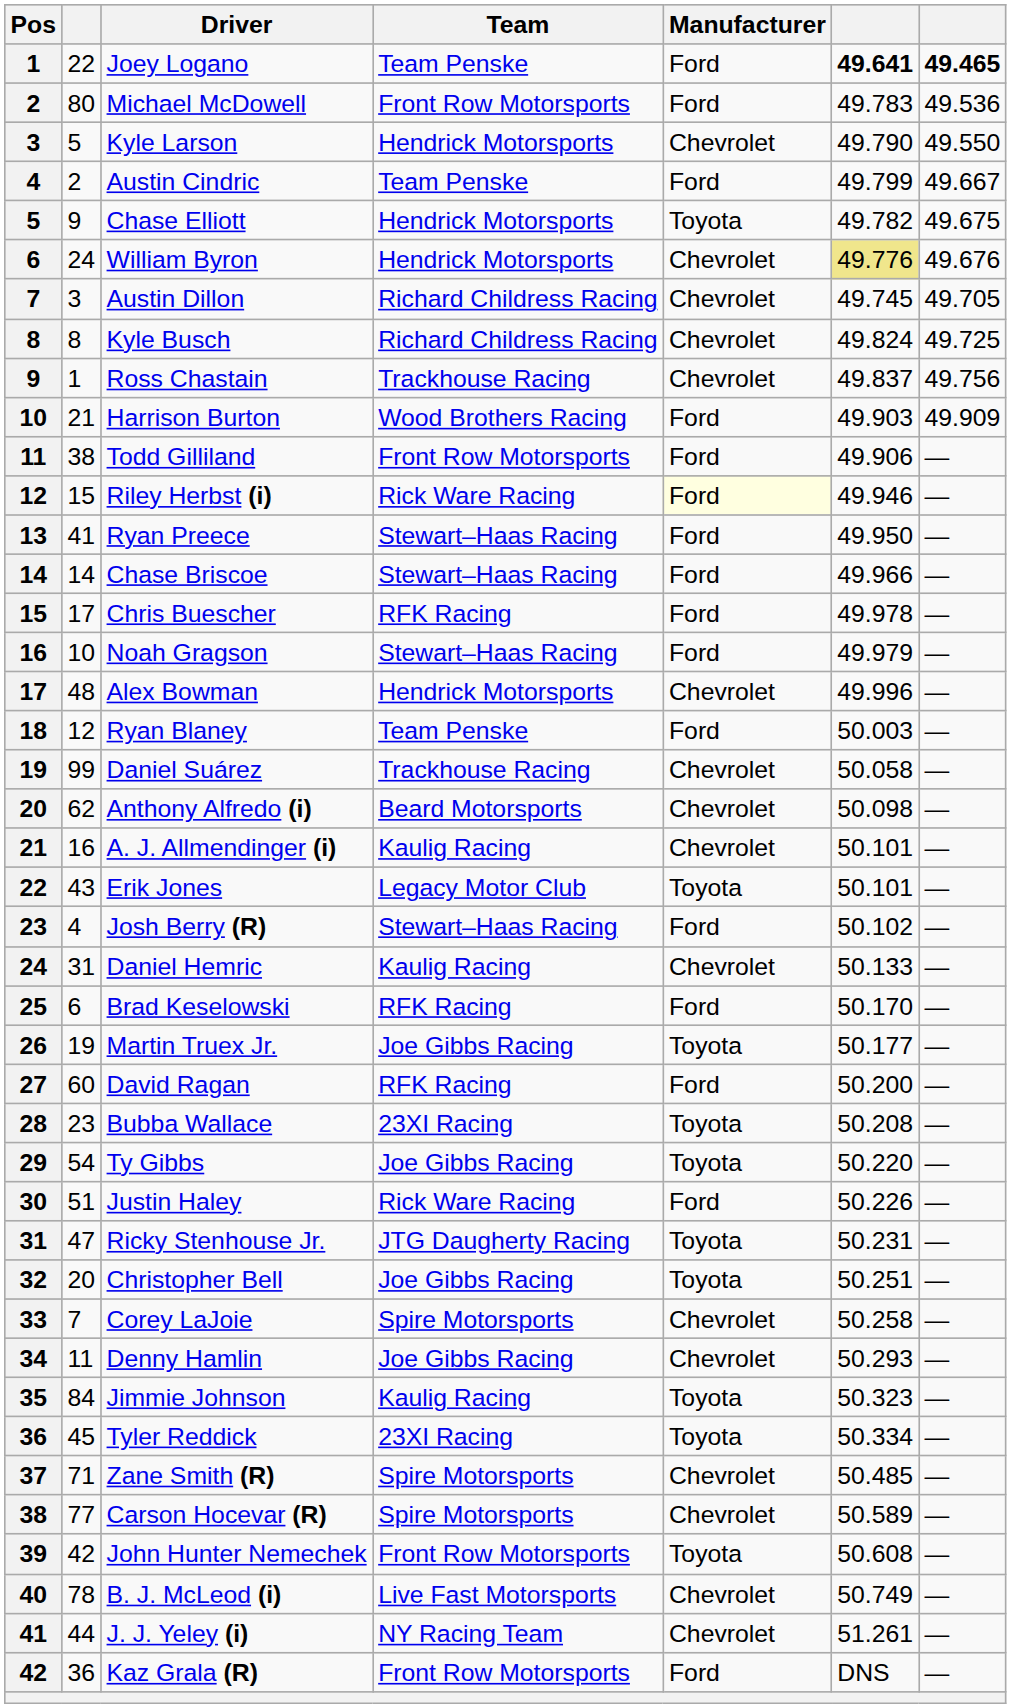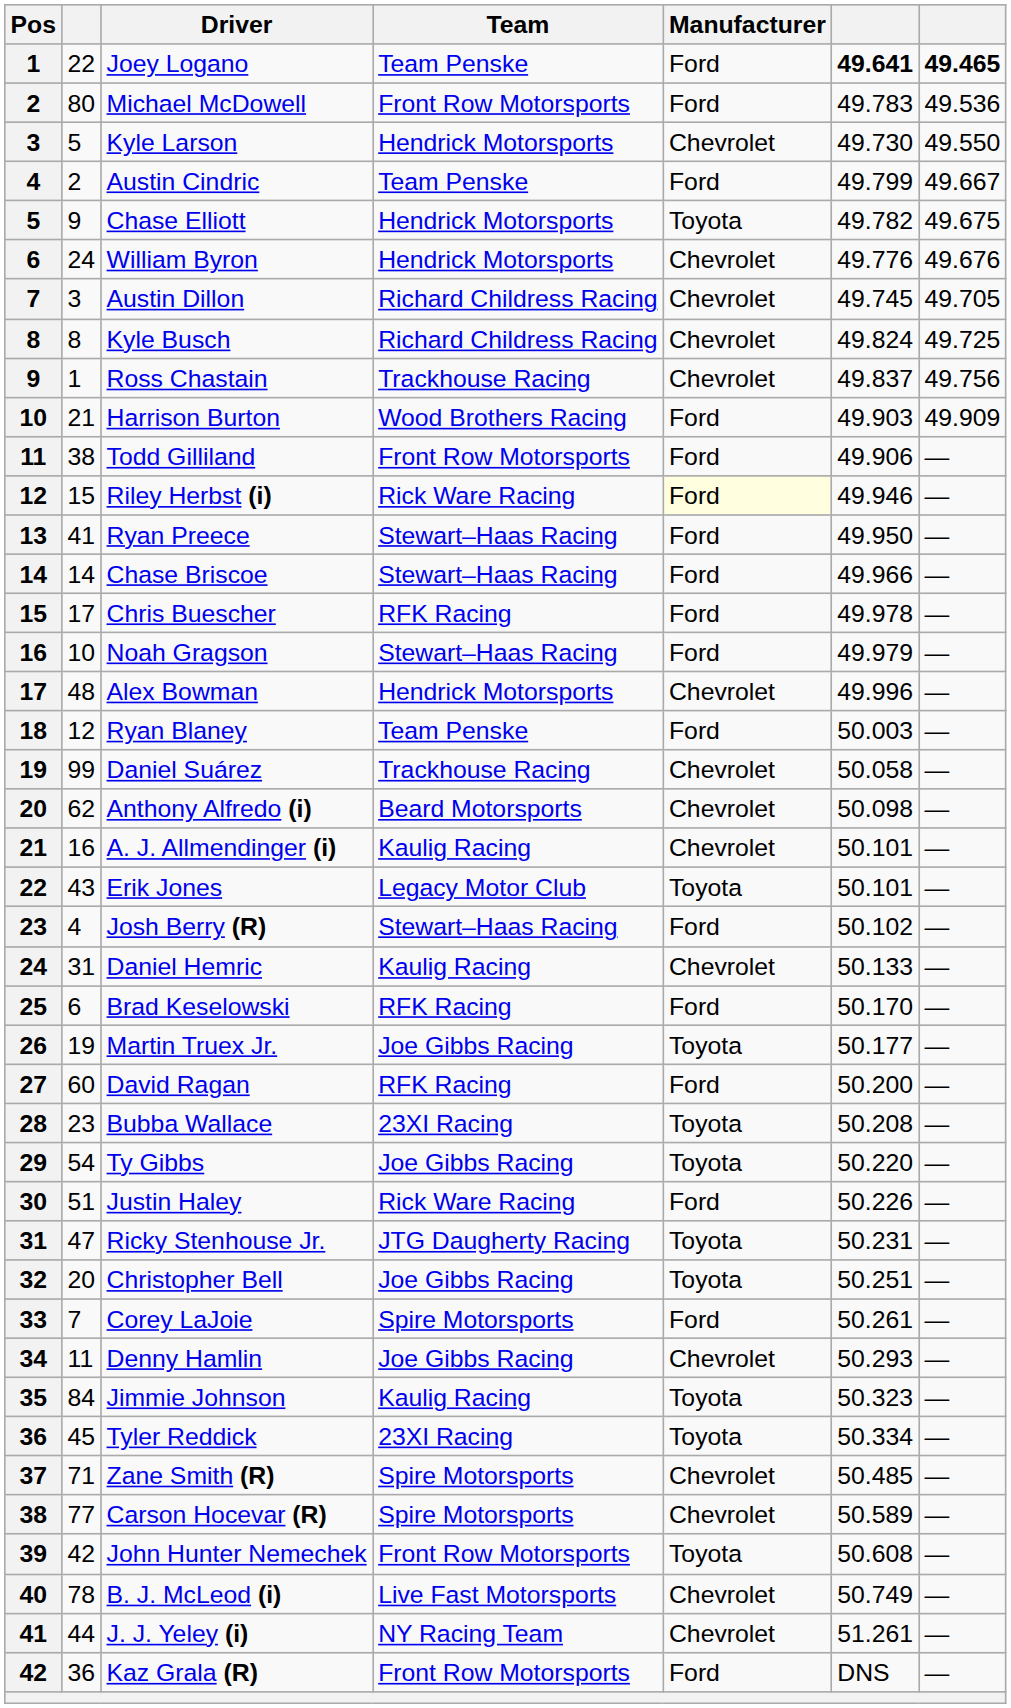(875, 142) 49.790 -> (875, 142) 49.730
(875, 260) khaki background -> (875, 260) no background
(722, 1319) Chevrolet -> (694, 1319) Ford
(875, 1319) 50.258 -> (875, 1319) 50.261
